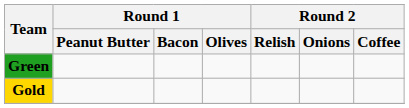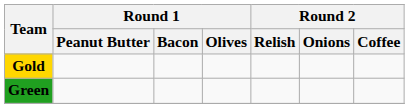rows swapped: (29, 66) <-> (29, 90)
